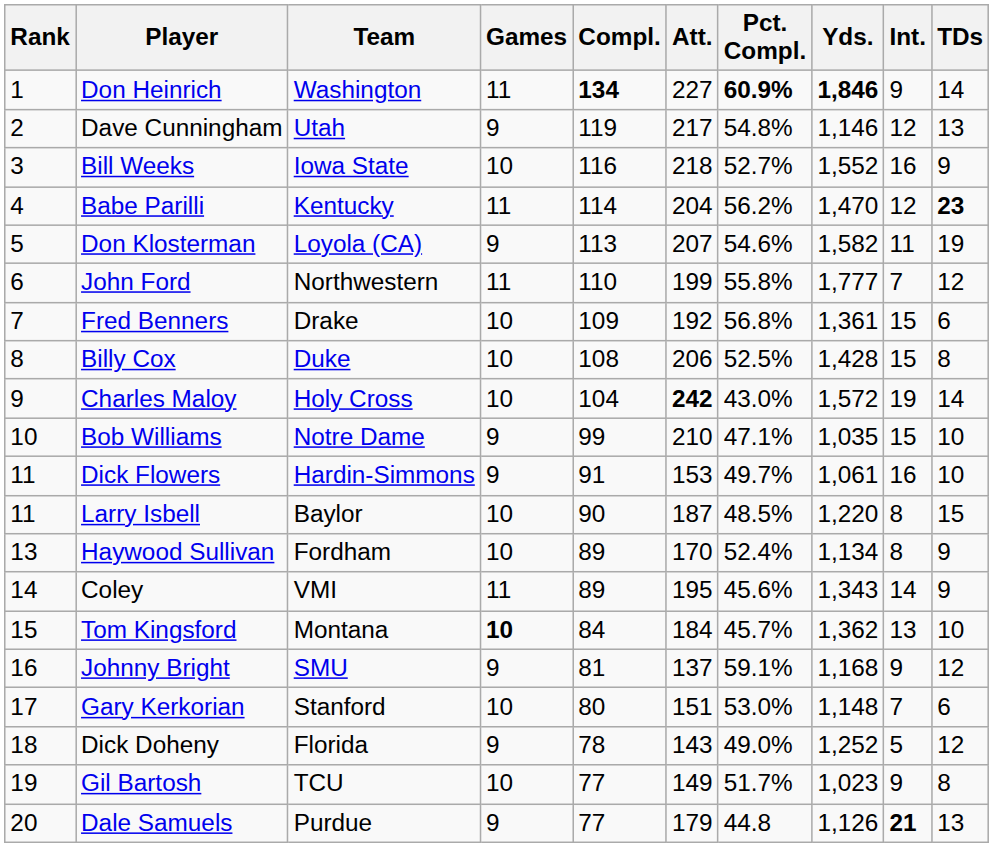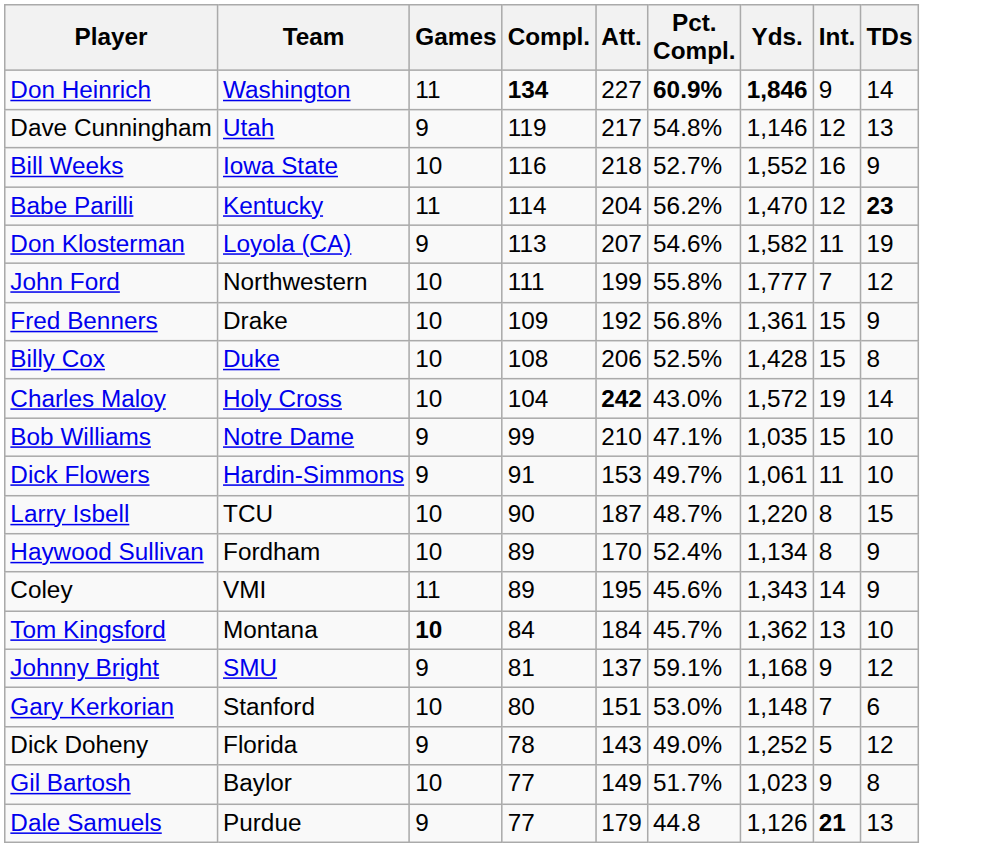- column: (40, 37)
(499, 282) 11 -> (429, 282) 10
(598, 282) 110 -> (526, 282) 111
(944, 321) 6 -> (873, 321) 9
(903, 475) 16 -> (831, 475) 11
(328, 513) Baylor -> (248, 513) TCU
(758, 513) 48.5% -> (688, 513) 48.7%
(319, 783) TCU -> (257, 783) Baylor
